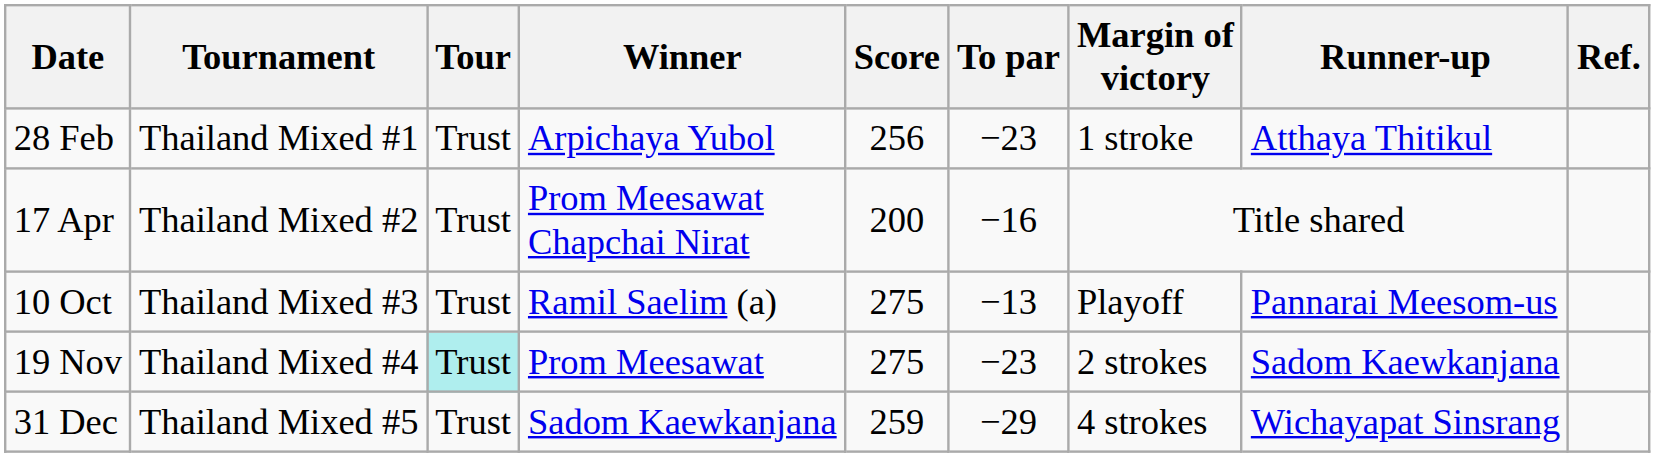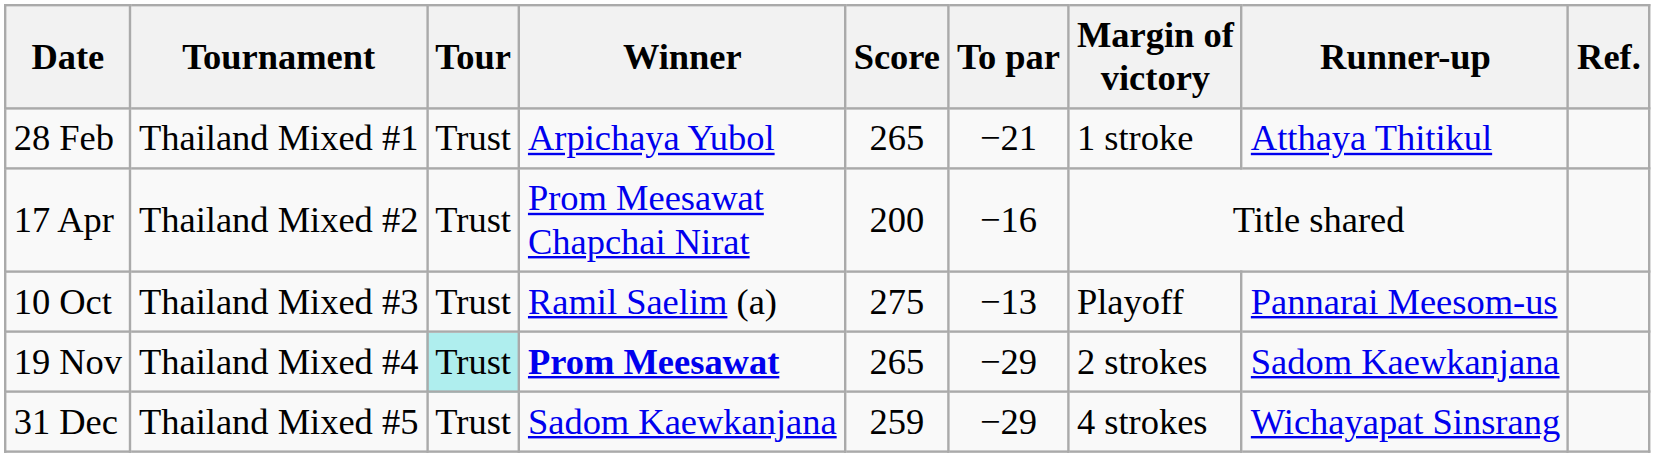(897, 138) 256 -> (897, 138) 265
(1008, 138) −23 -> (1008, 138) −21
(646, 361) normal -> (654, 361) bold
(897, 361) 275 -> (897, 361) 265
(1008, 361) −23 -> (1008, 361) −29
